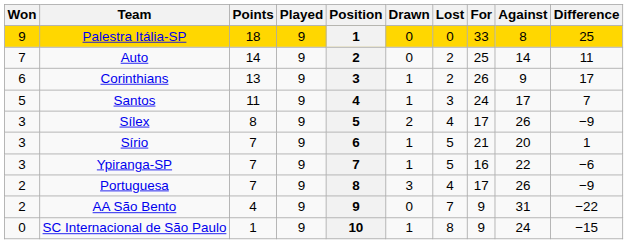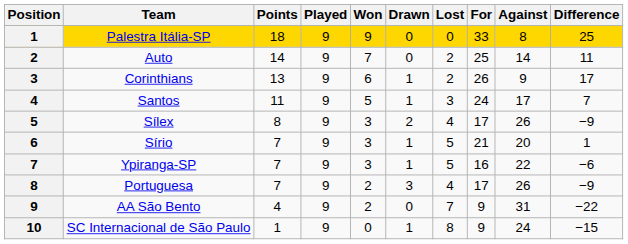columns swapped: (356, 15) <-> (22, 15)
